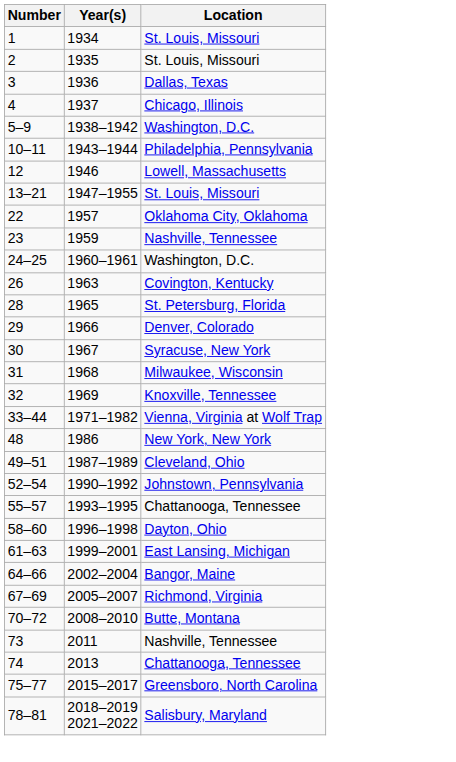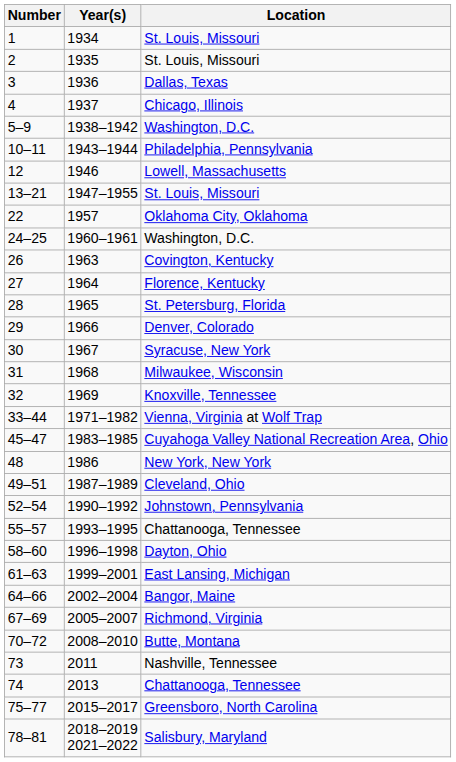- row: (16, 238)
+ row: (16, 283)
+ row: (27, 439)
